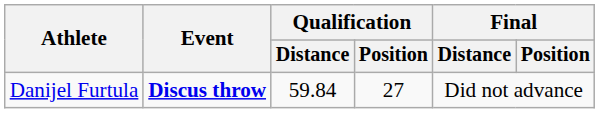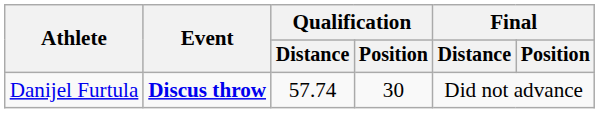(313, 90) 59.84 -> (313, 90) 57.74
(393, 90) 27 -> (393, 90) 30
